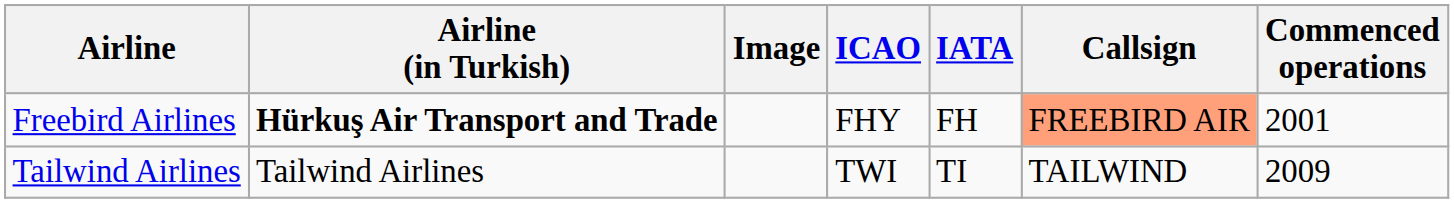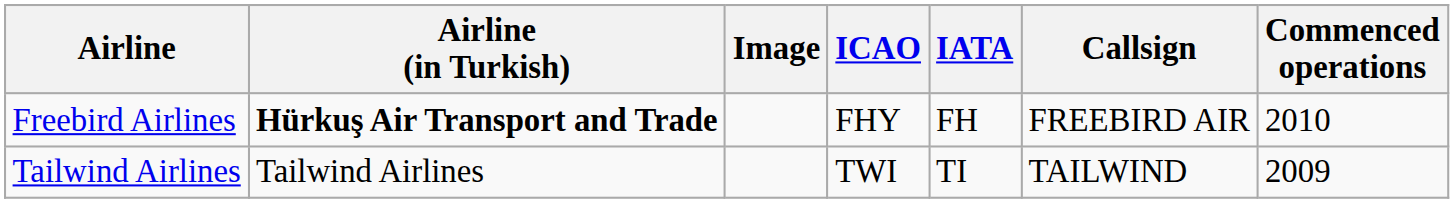(1139, 119) lightsalmon background -> (1139, 119) no background
(1298, 119) 2001 -> (1298, 119) 2010
